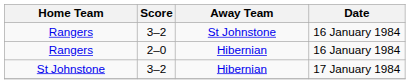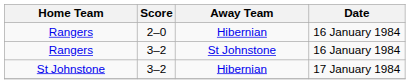rows swapped: (71, 32) <-> (71, 50)
